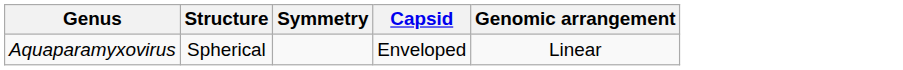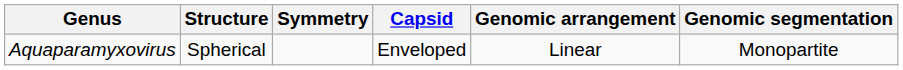+ column: (789, 19)
